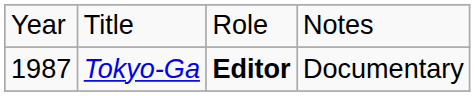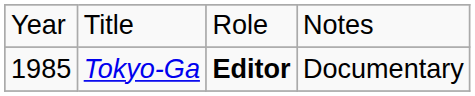(41, 68) 1987 -> (41, 68) 1985
